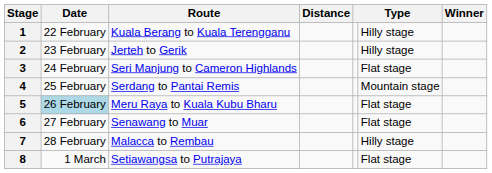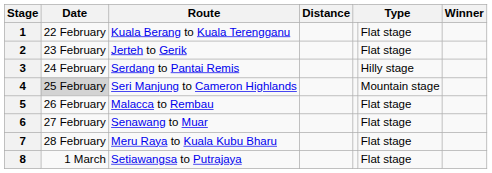(387, 31) Hilly stage -> (386, 31) Flat stage
(387, 50) Hilly stage -> (386, 50) Flat stage
(204, 68) Seri Manjung to Cameron Highlands -> (175, 68) Serdang to Pantai Remis
(386, 68) Flat stage -> (387, 68) Hilly stage
(75, 86) no background -> (75, 86) lightgrey background
(175, 86) Serdang to Pantai Remis -> (204, 86) Seri Manjung to Cameron Highlands
(75, 104) lightblue background -> (75, 104) no background
(194, 104) Meru Raya to Kuala Kubu Bharu -> (162, 104) Malacca to Rembau
(162, 141) Malacca to Rembau -> (194, 141) Meru Raya to Kuala Kubu Bharu
(387, 141) Hilly stage -> (386, 141) Flat stage
